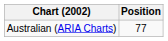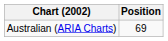(141, 28) 77 -> (141, 28) 69
